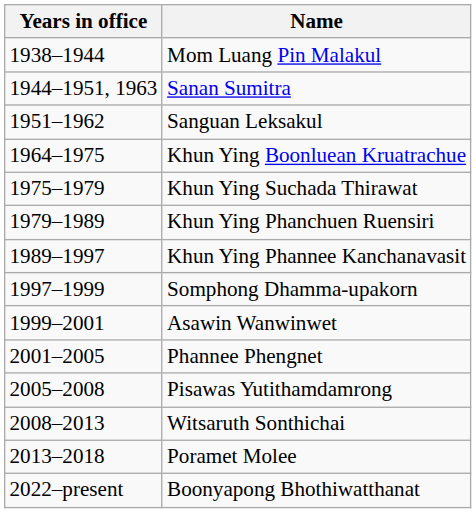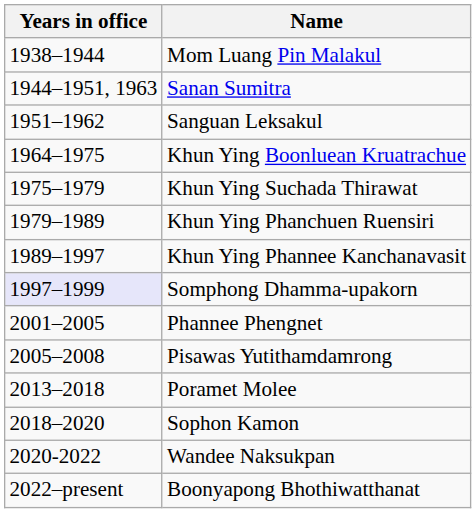(57, 289) no background -> (57, 289) lavender background
- row: (252, 322)
- row: (256, 423)
+ row: (233, 423)
+ row: (251, 456)
